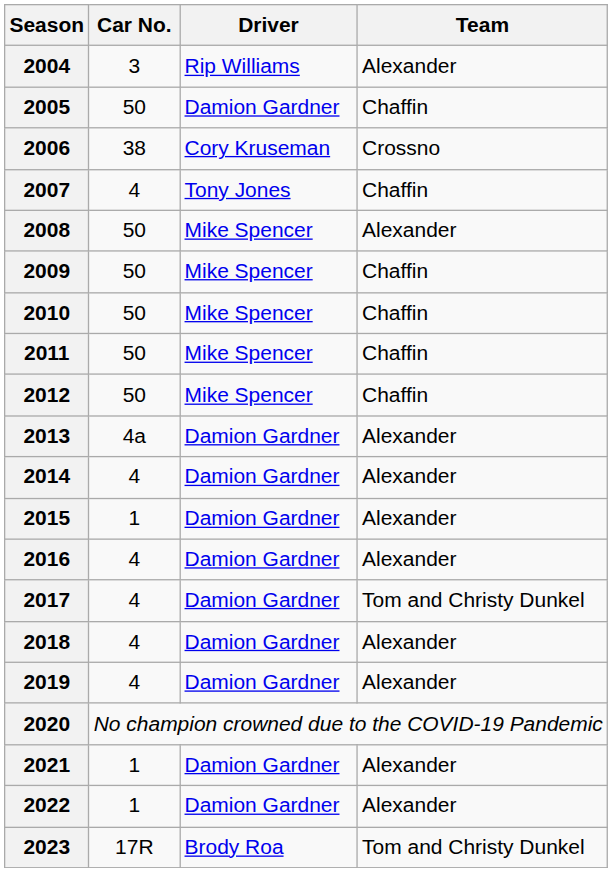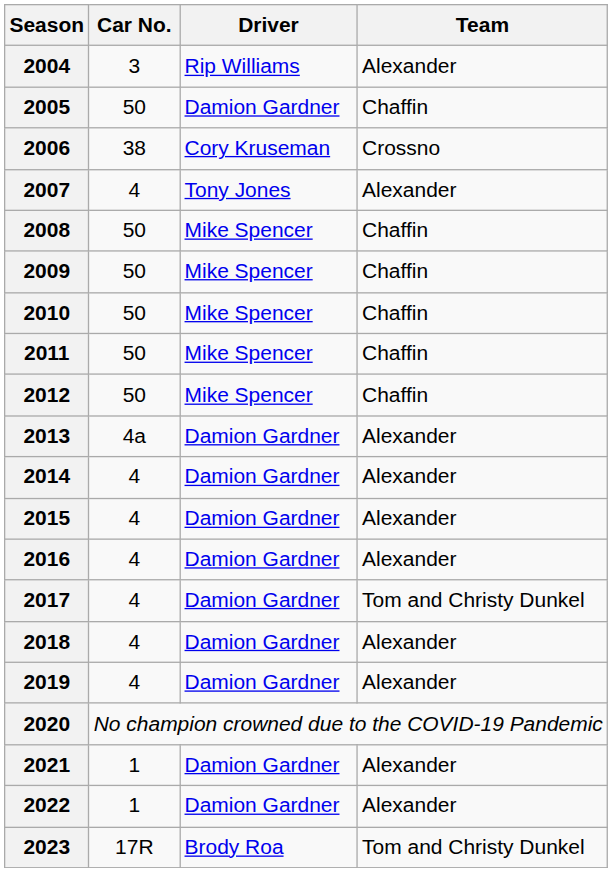(395, 189) Chaffin -> (409, 189) Alexander
(409, 230) Alexander -> (395, 230) Chaffin
(134, 518) 1 -> (134, 518) 4
